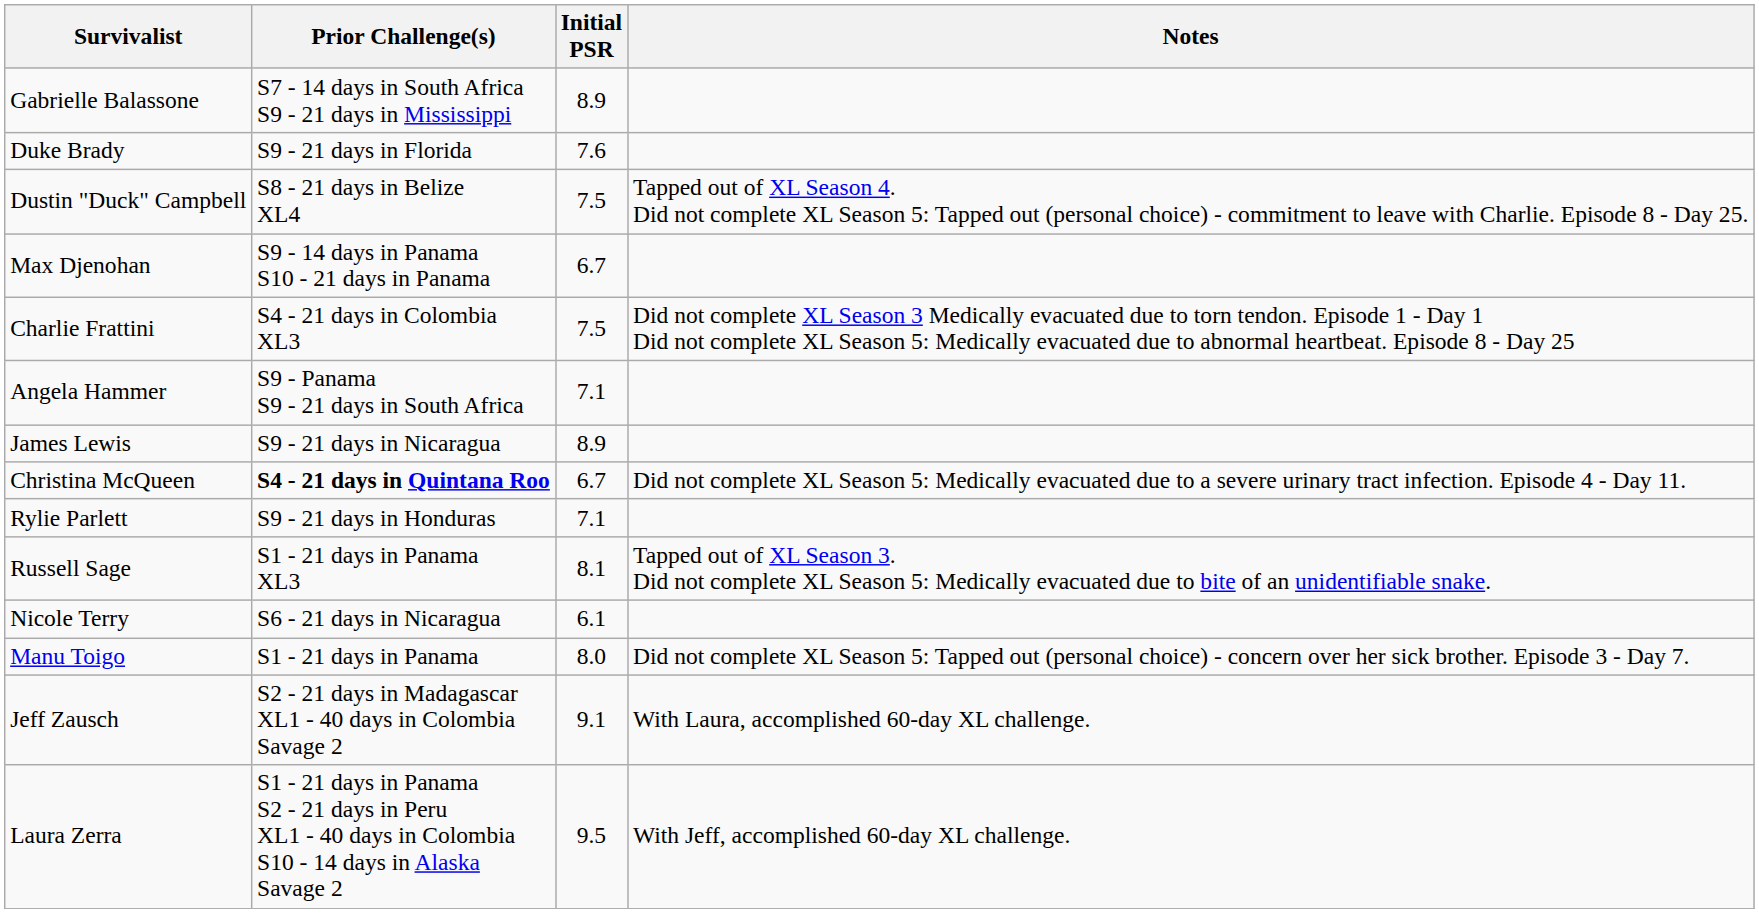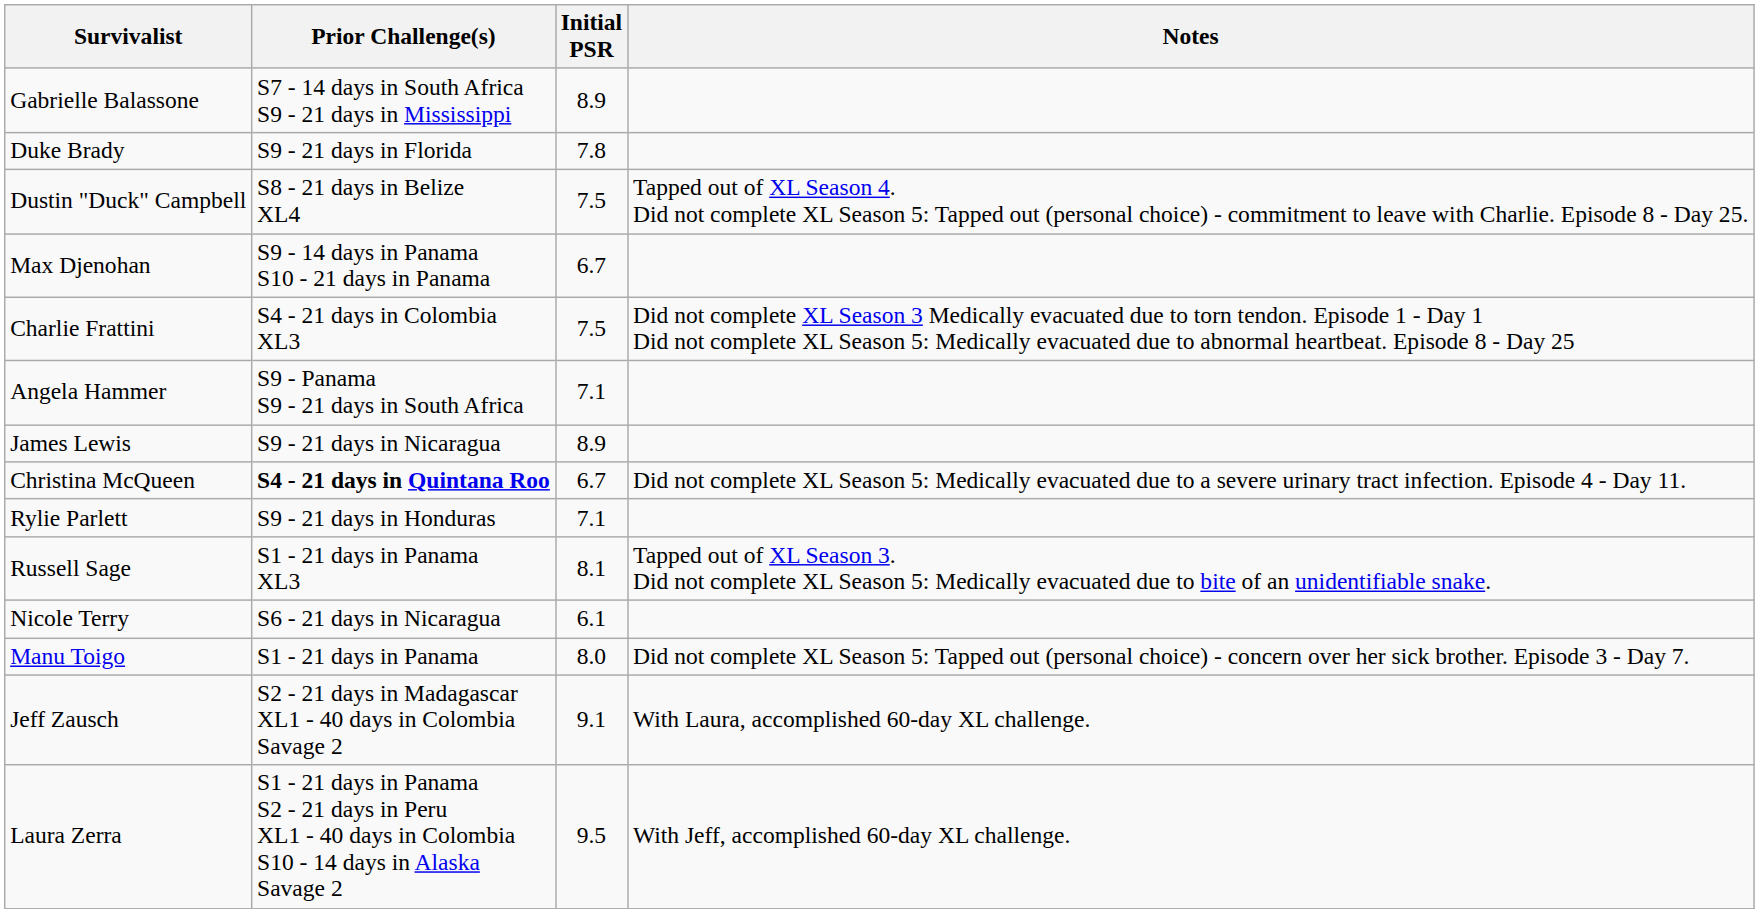(591, 150) 7.6 -> (591, 150) 7.8
